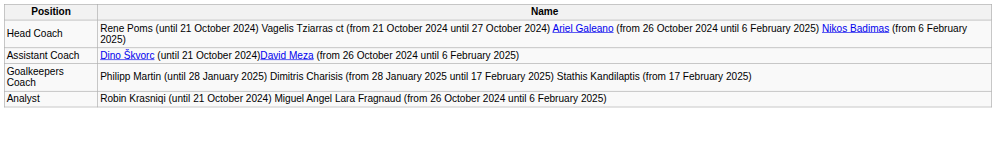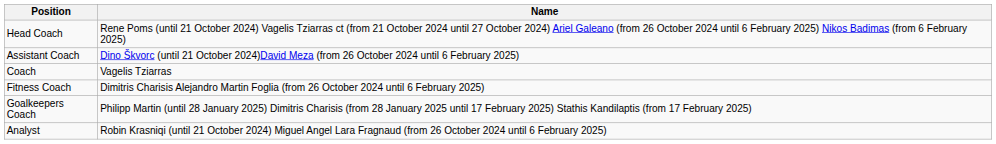+ row: (21, 71)
+ row: (39, 87)
